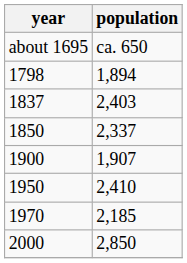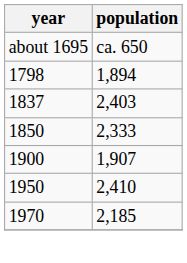(116, 131) 2,337 -> (116, 131) 2,333
- row: (26, 243)
